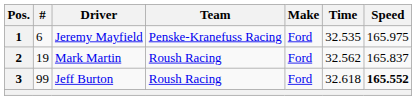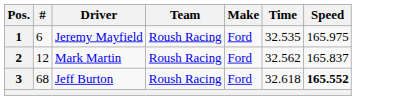(215, 36) Penske-Kranefuss Racing -> (185, 36) Roush Racing
(42, 57) 19 -> (42, 57) 12
(42, 79) 99 -> (42, 79) 68
